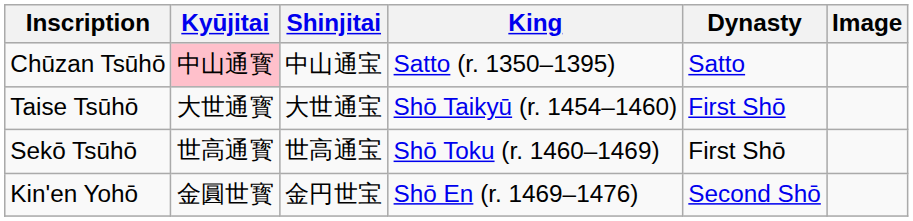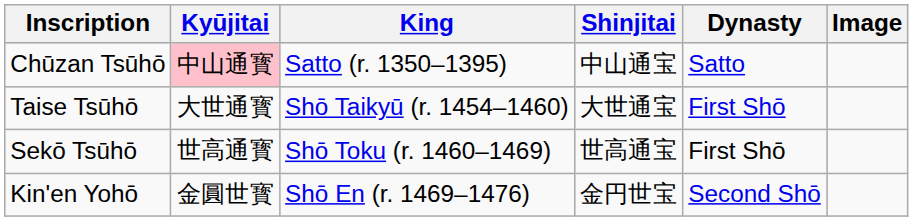columns swapped: (334, 23) <-> (535, 23)
